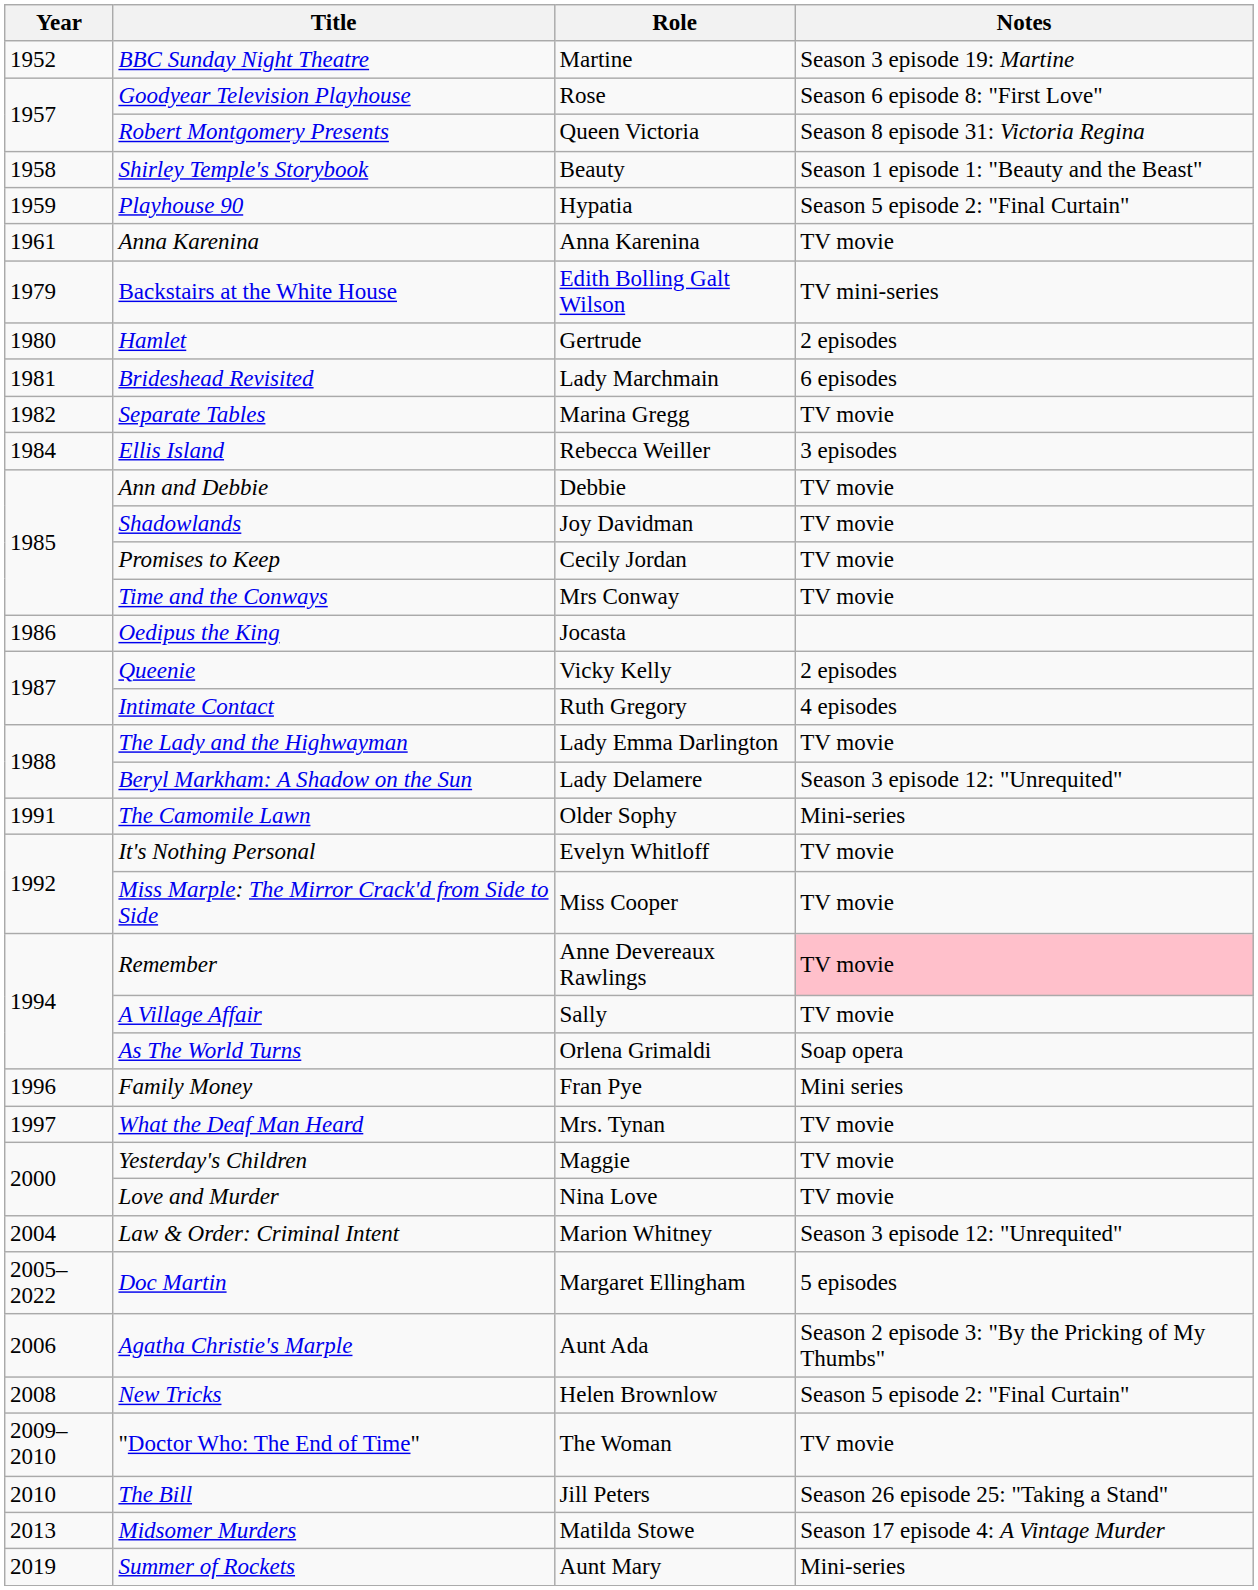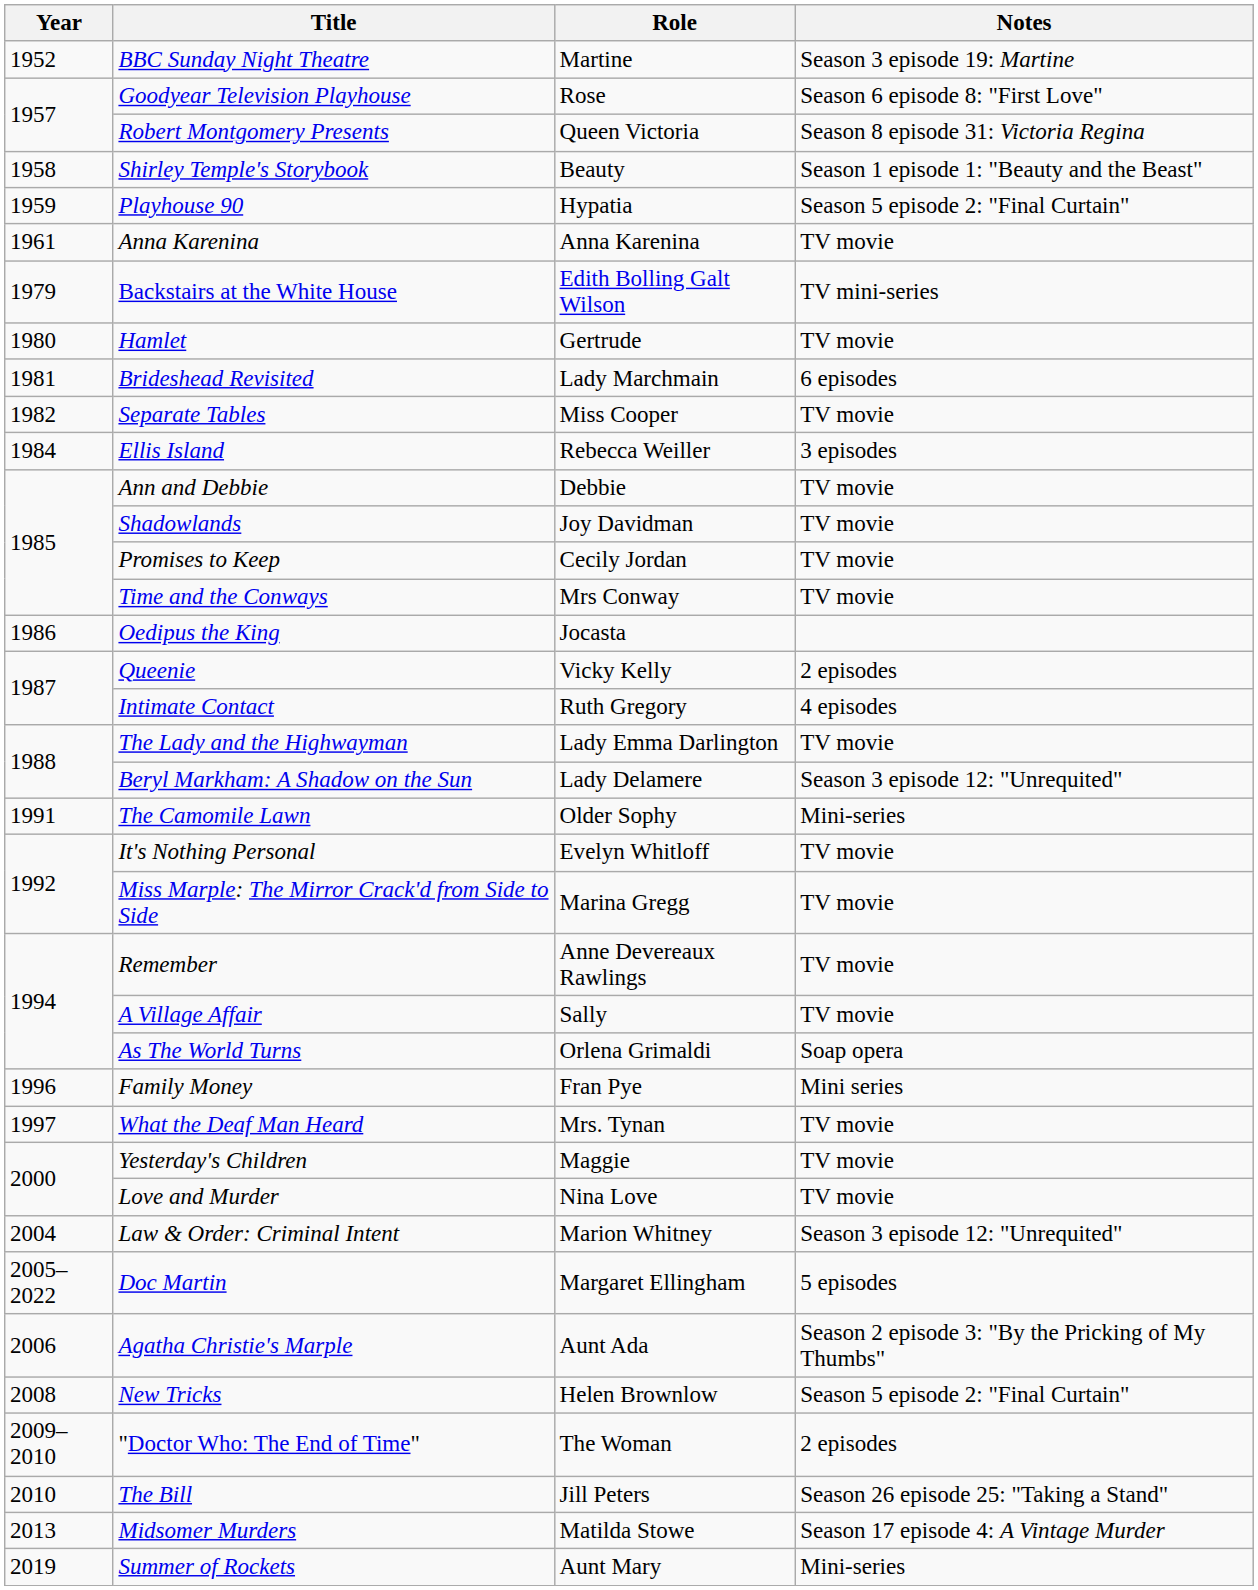(849, 341) 2 episodes -> (847, 341) TV movie
(624, 414) Marina Gregg -> (619, 414) Miss Cooper
(619, 902) Miss Cooper -> (624, 902) Marina Gregg
(847, 964) pink background -> (847, 964) no background
(847, 1444) TV movie -> (849, 1444) 2 episodes
